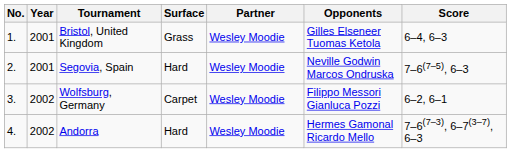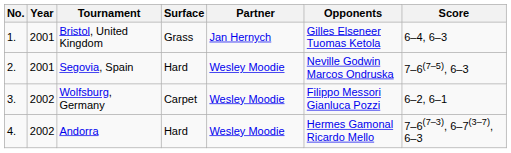(247, 37) Wesley Moodie -> (240, 37) Jan Hernych
